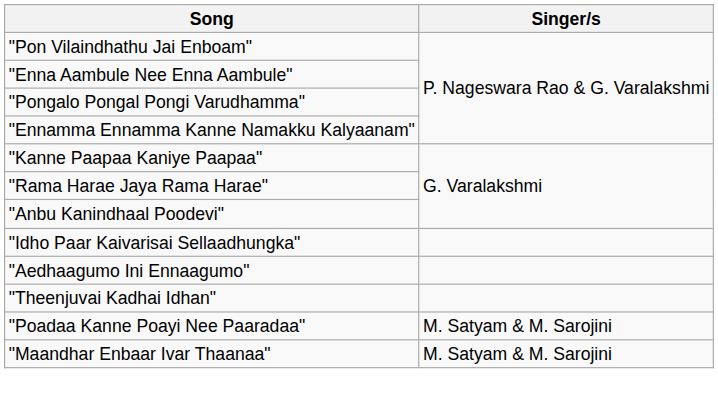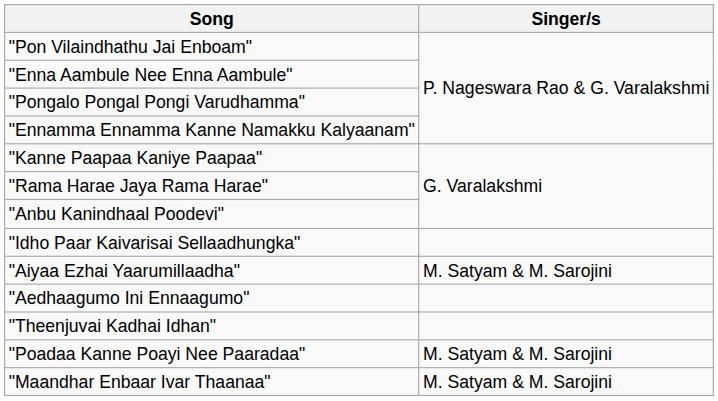+ row: (124, 270)
